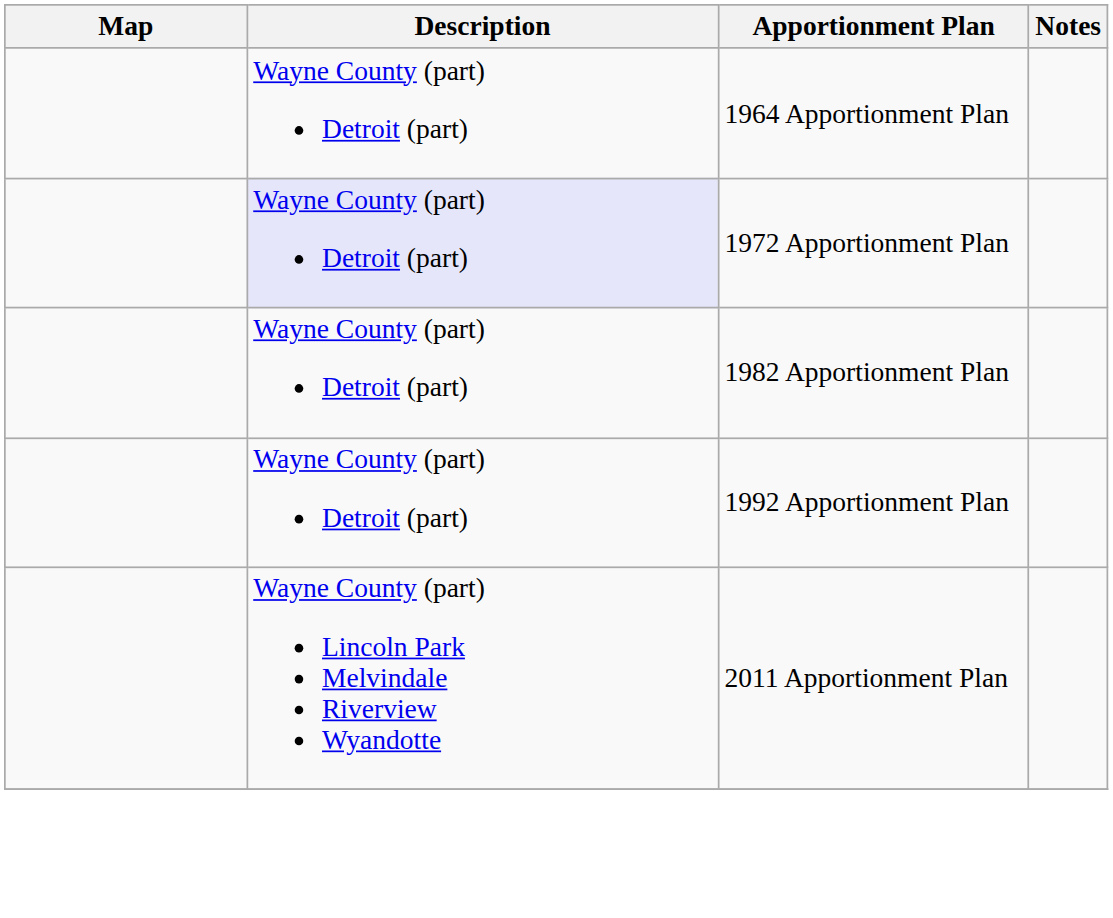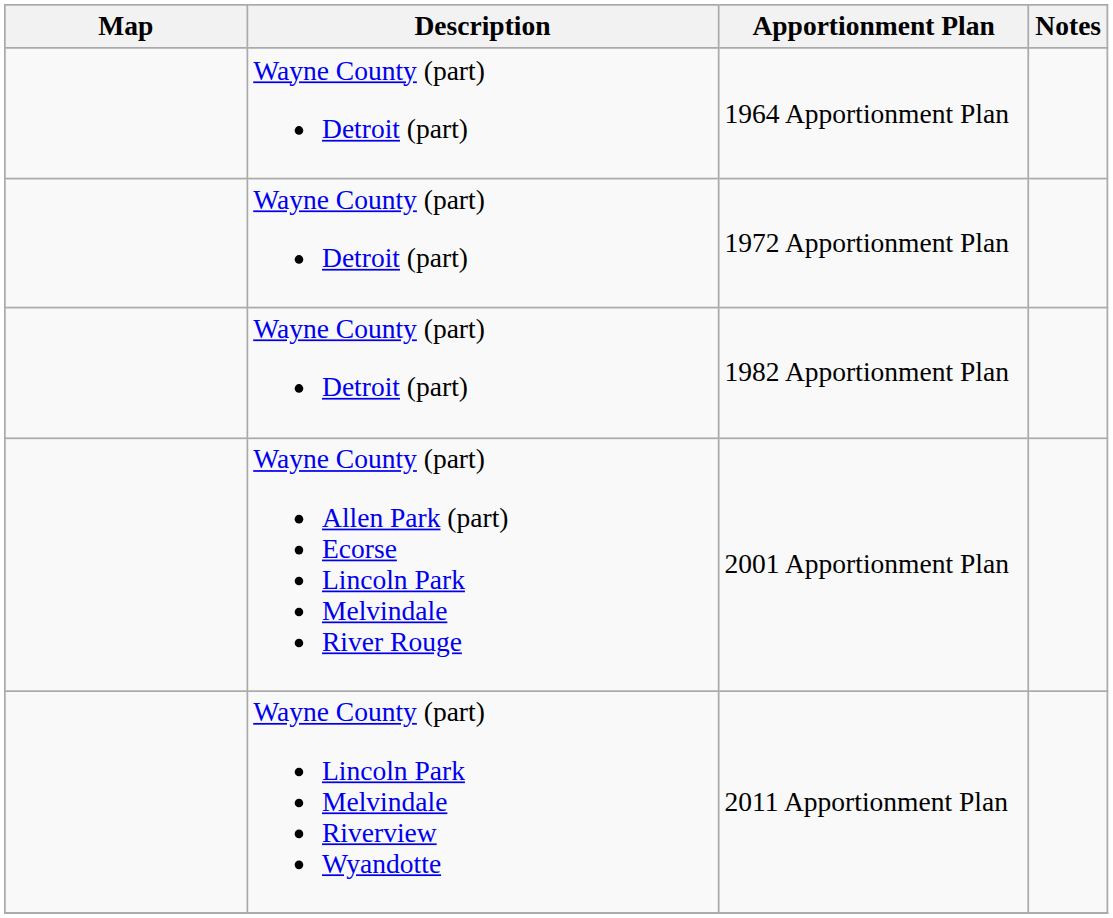(483, 229) lavender background -> (483, 229) no background
- row: (867, 501)
+ row: (867, 563)
